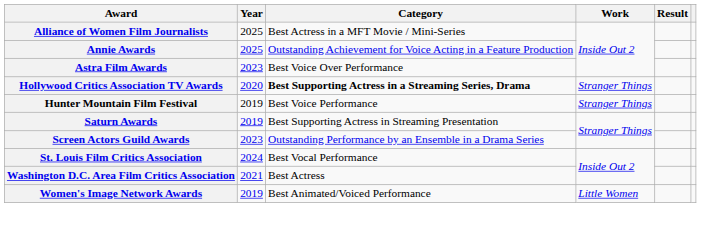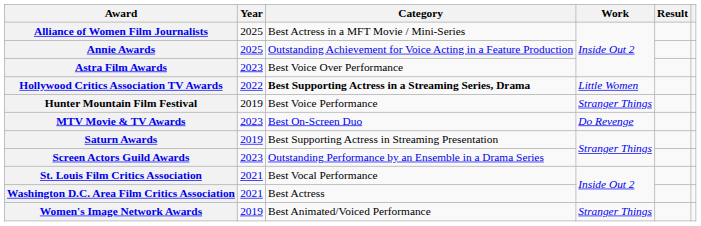(252, 85) 2020 -> (252, 85) 2022
(615, 85) Stranger Things -> (608, 85) Little Women
+ row: (121, 121)
(252, 157) 2024 -> (252, 175) 2021
(608, 193) Little Women -> (615, 211) Stranger Things
